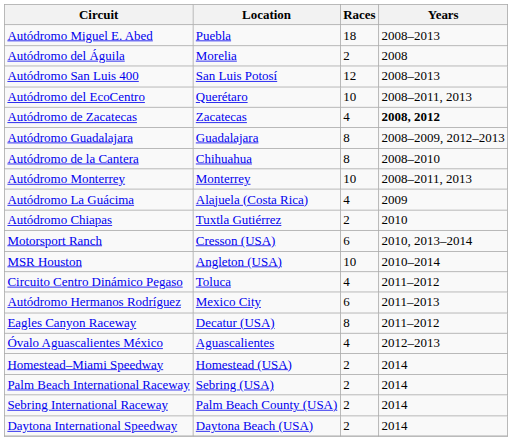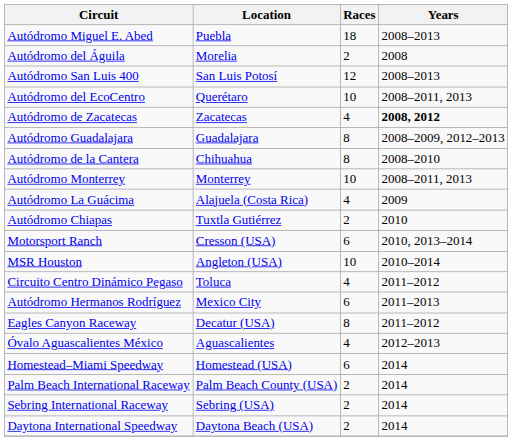(347, 364) 2 -> (347, 364) 6
(235, 384) Sebring (USA) -> (267, 384) Palm Beach County (USA)
(267, 405) Palm Beach County (USA) -> (235, 405) Sebring (USA)
